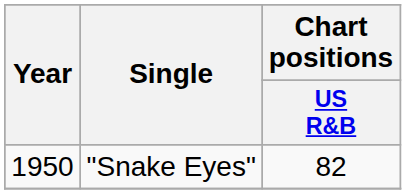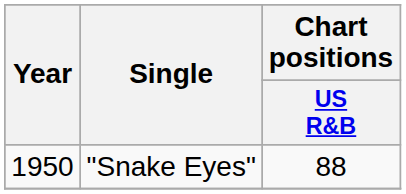(331, 166) 82 -> (331, 166) 88
